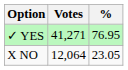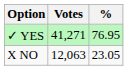(68, 55) 12,064 -> (68, 55) 12,063
